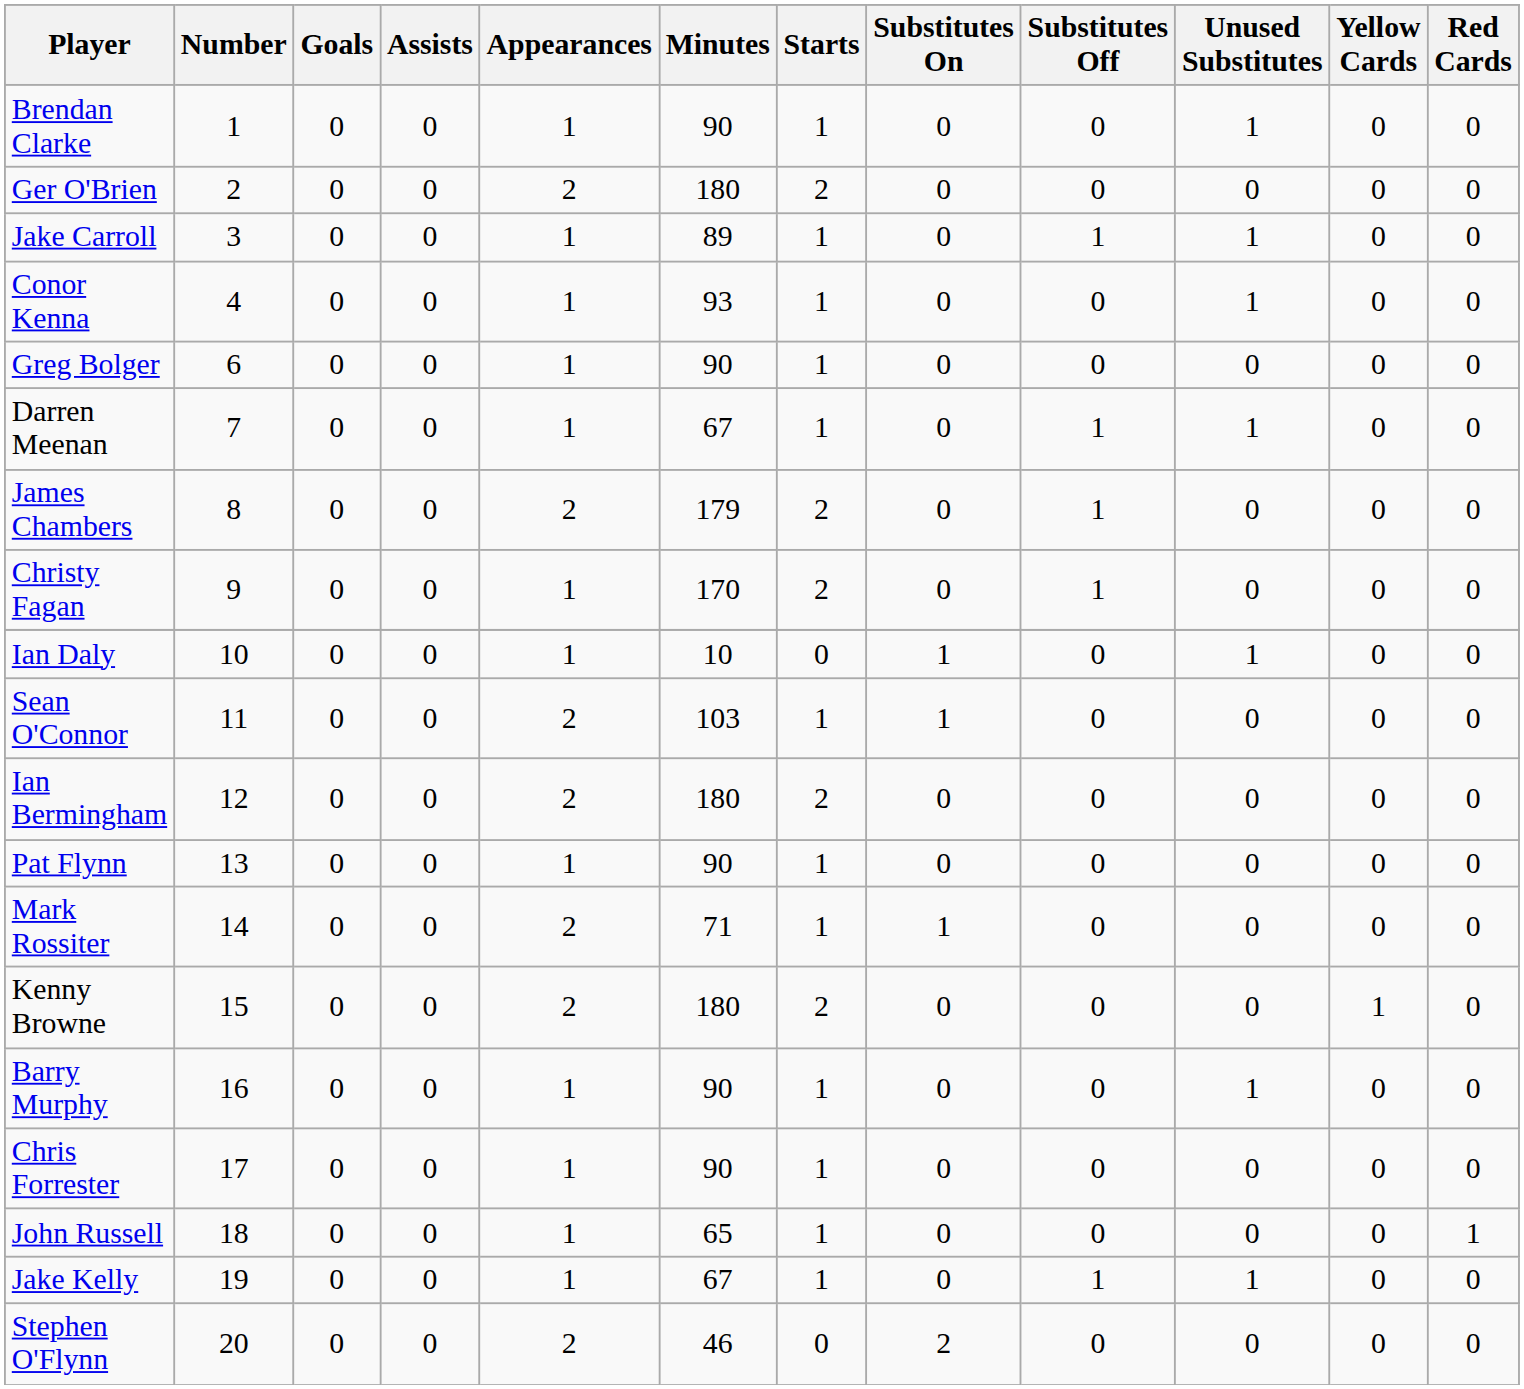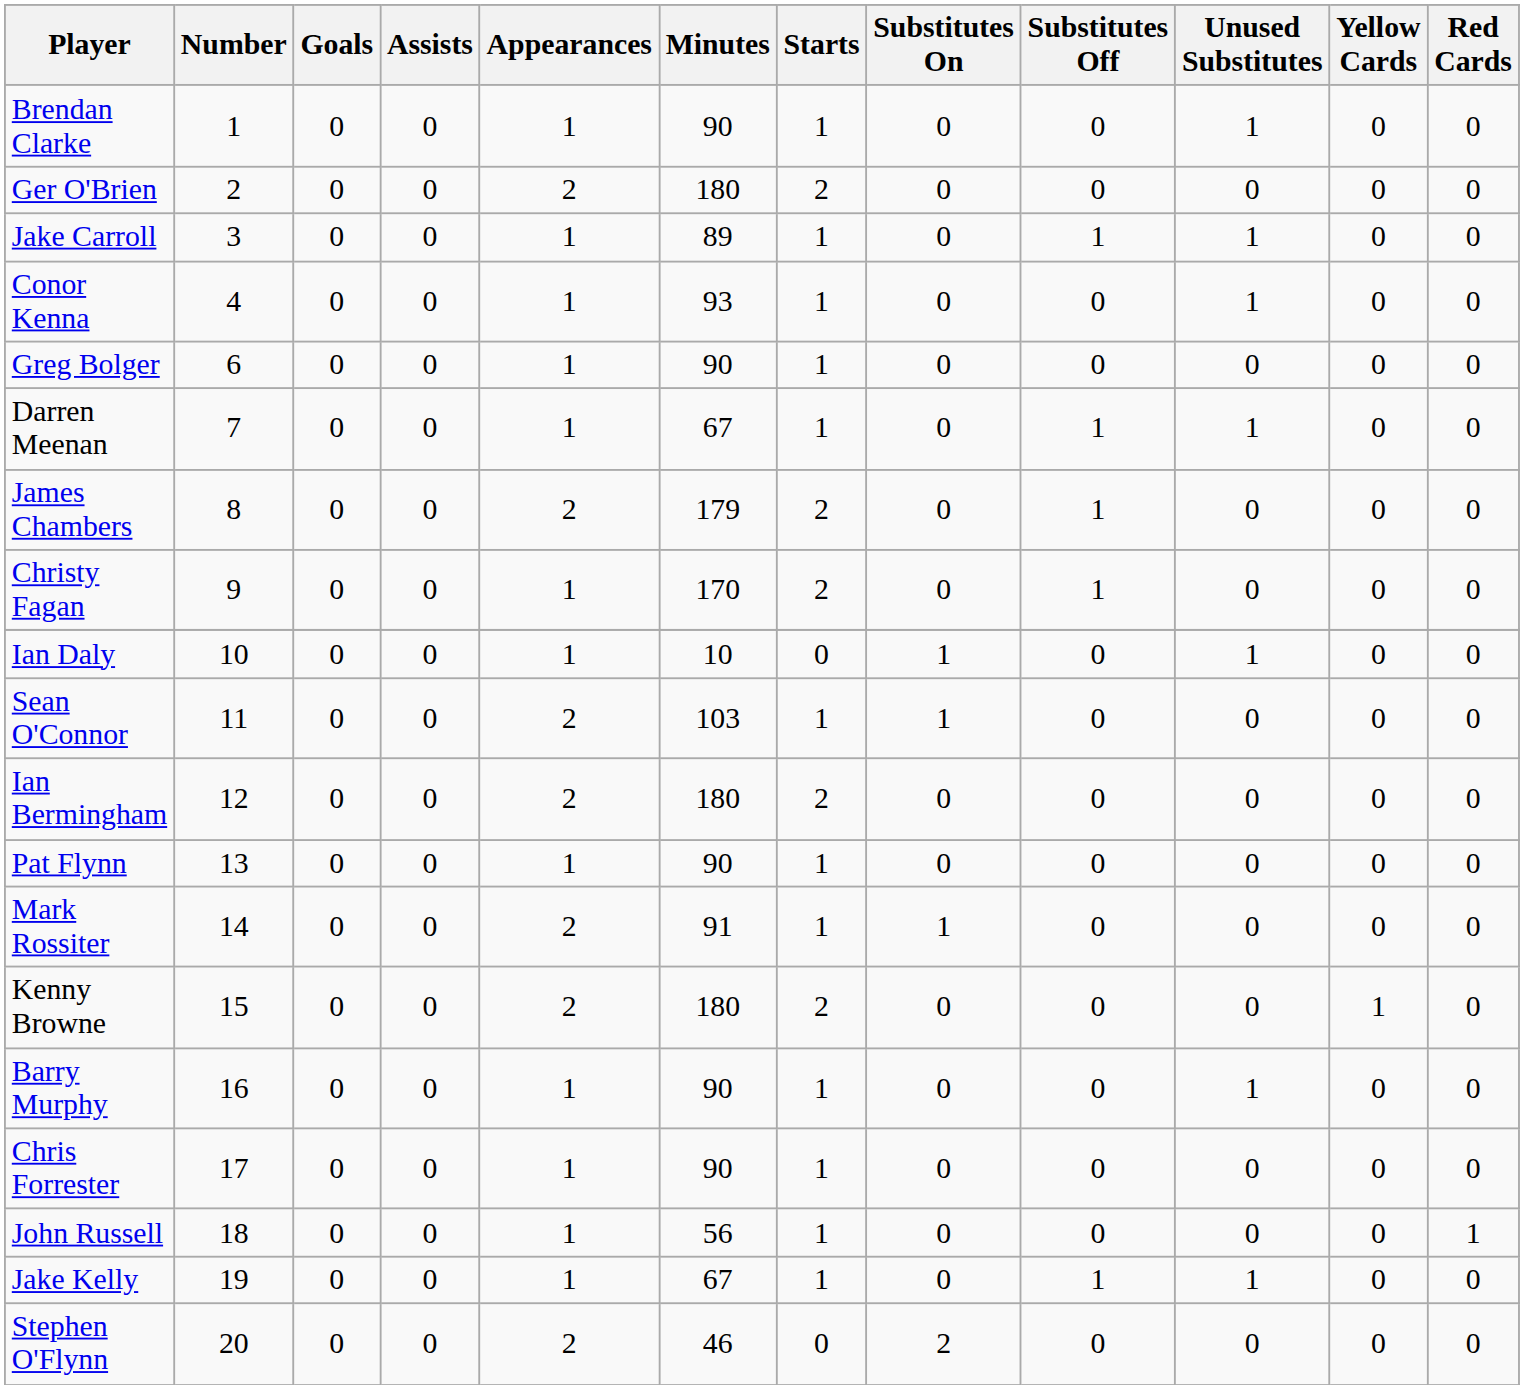(718, 926) 71 -> (718, 926) 91
(718, 1232) 65 -> (718, 1232) 56
